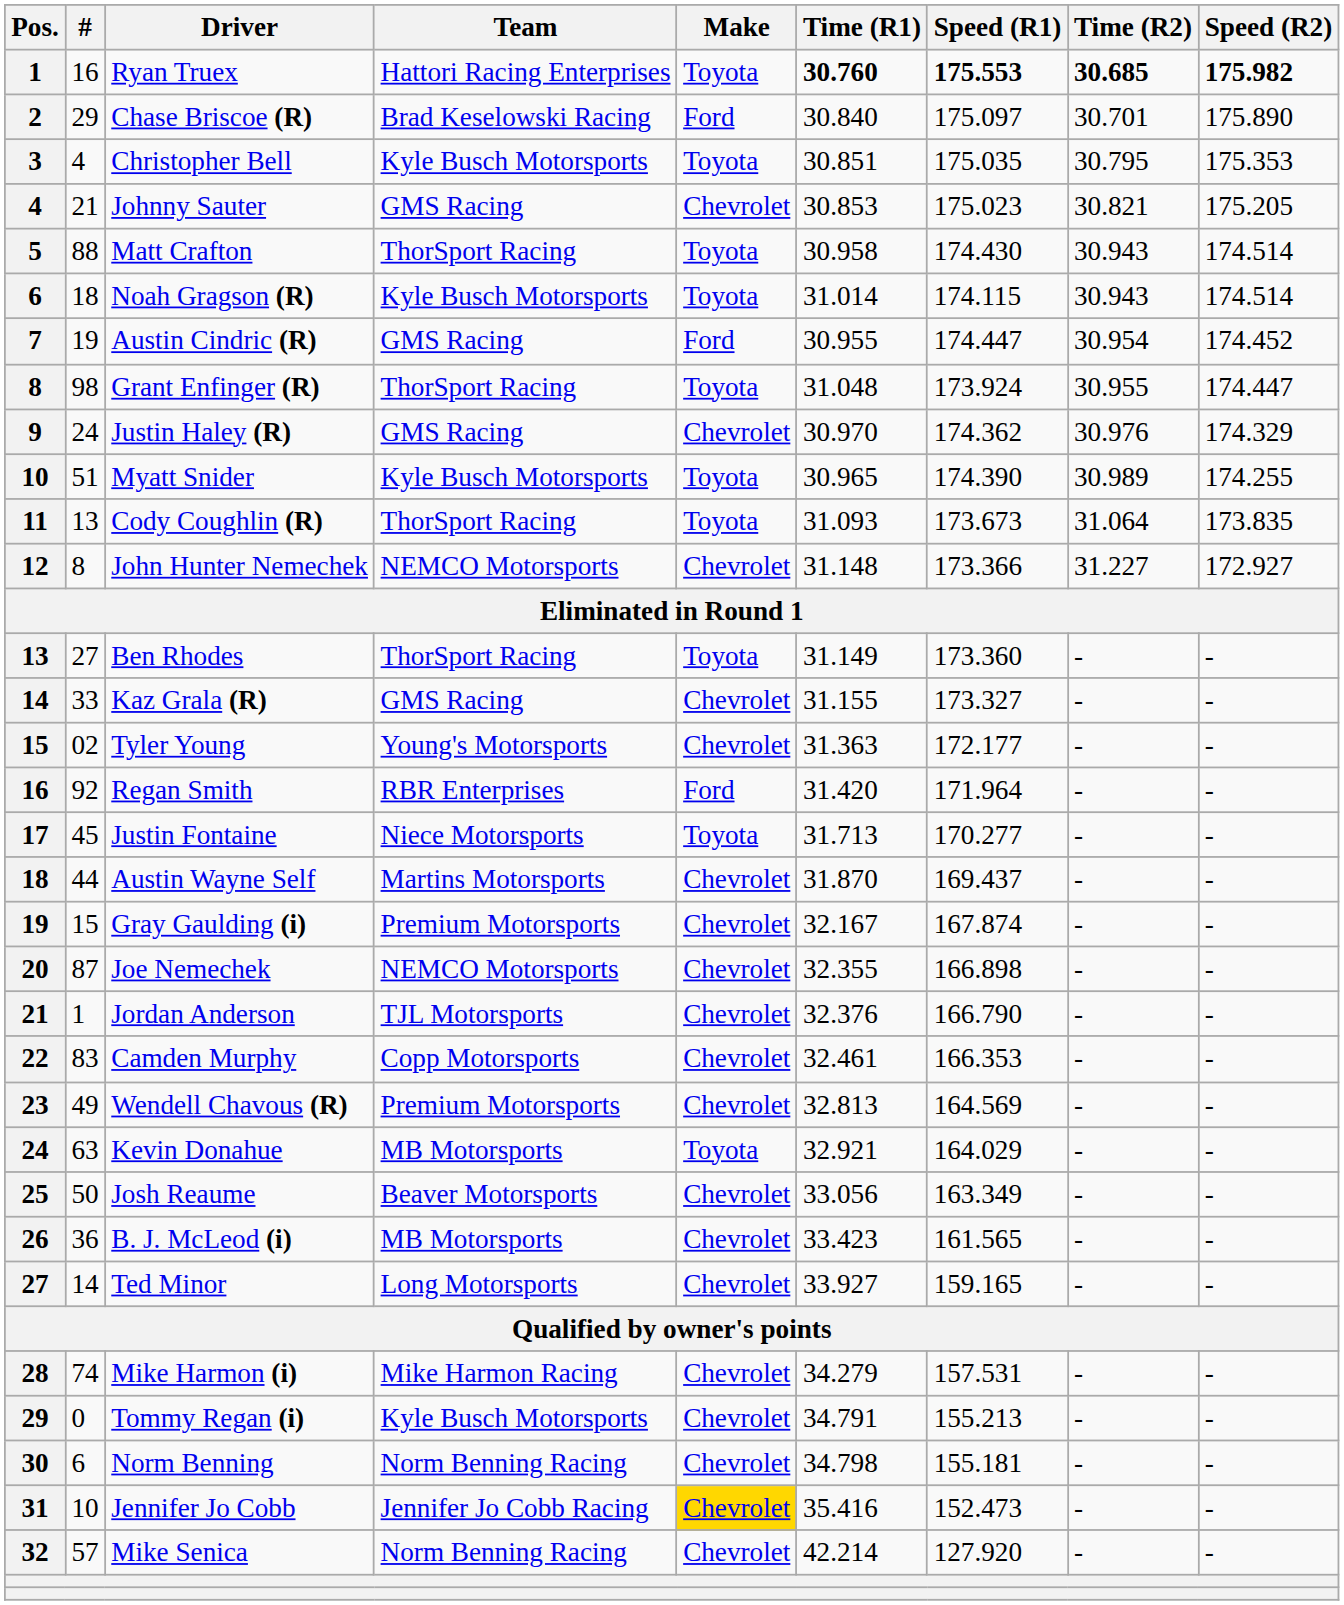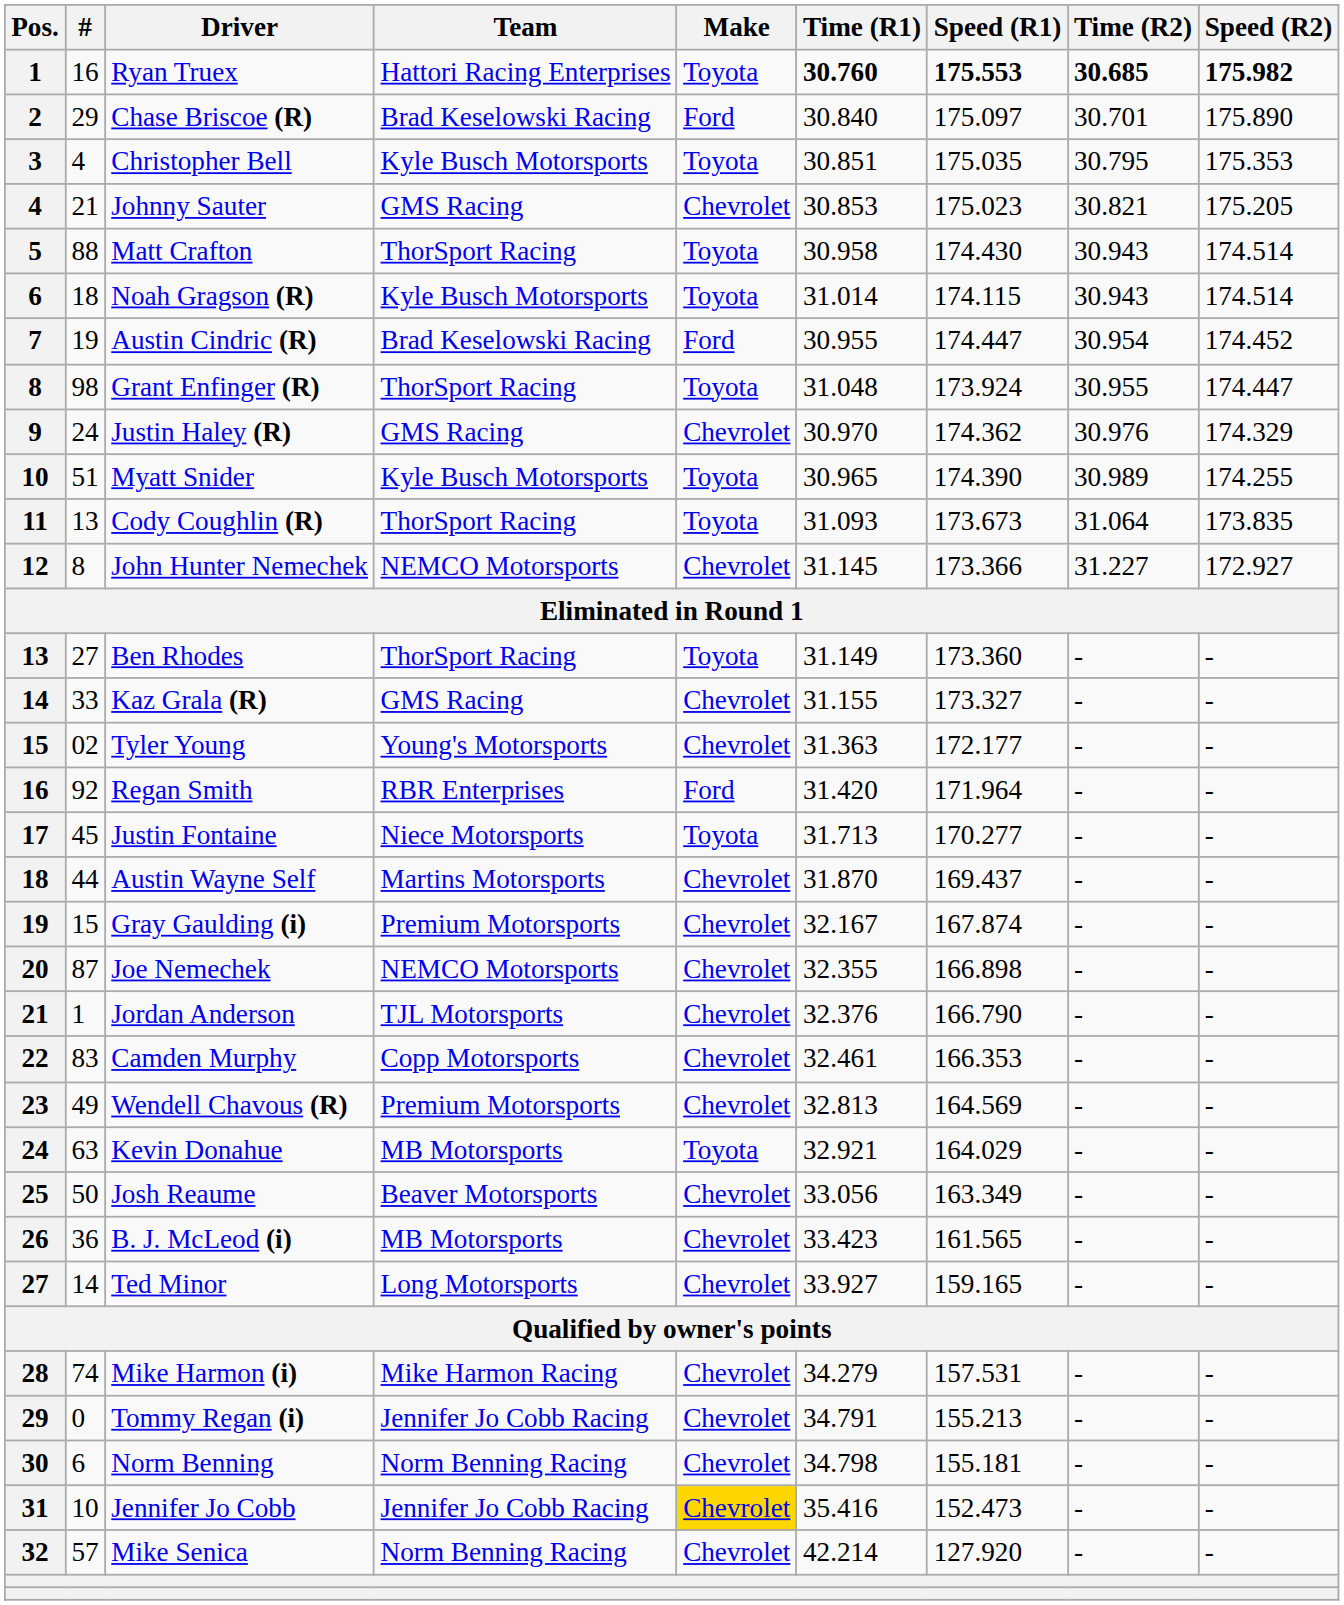(452, 341) GMS Racing -> (516, 341) Brad Keselowski Racing
(840, 565) 31.148 -> (840, 565) 31.145
(514, 1417) Kyle Busch Motorsports -> (515, 1417) Jennifer Jo Cobb Racing
